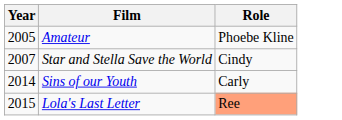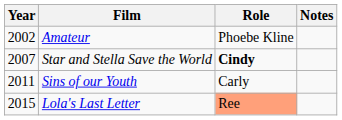+ column: (317, 15)
(22, 37) 2005 -> (22, 37) 2002
(235, 59) normal -> (236, 59) bold
(22, 81) 2014 -> (21, 81) 2011
